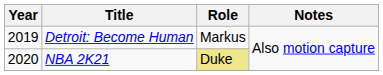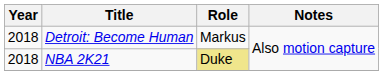(23, 37) 2019 -> (23, 37) 2018
(23, 59) 2020 -> (23, 59) 2018
